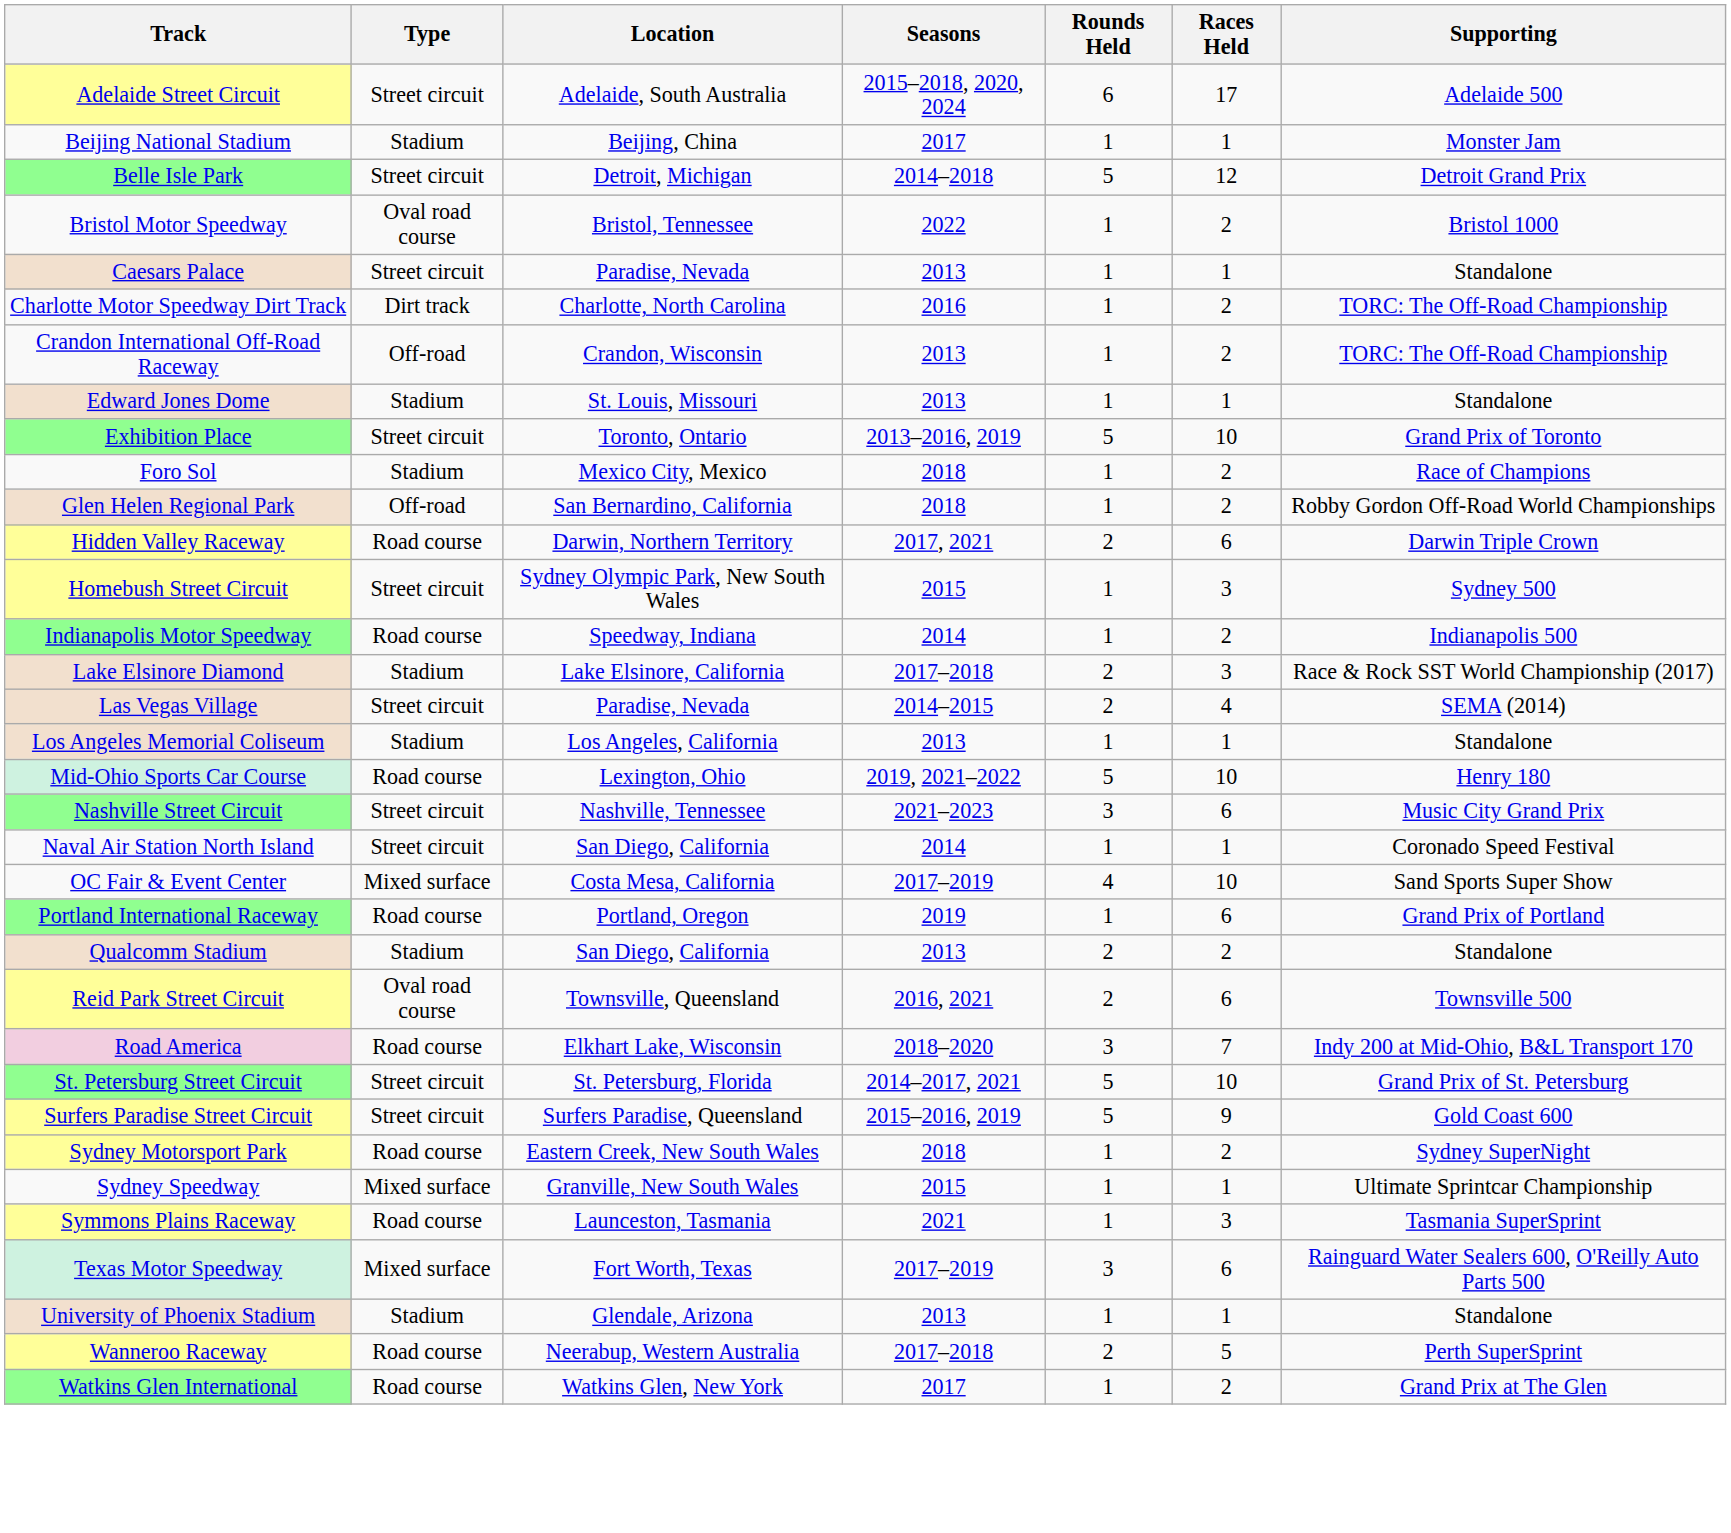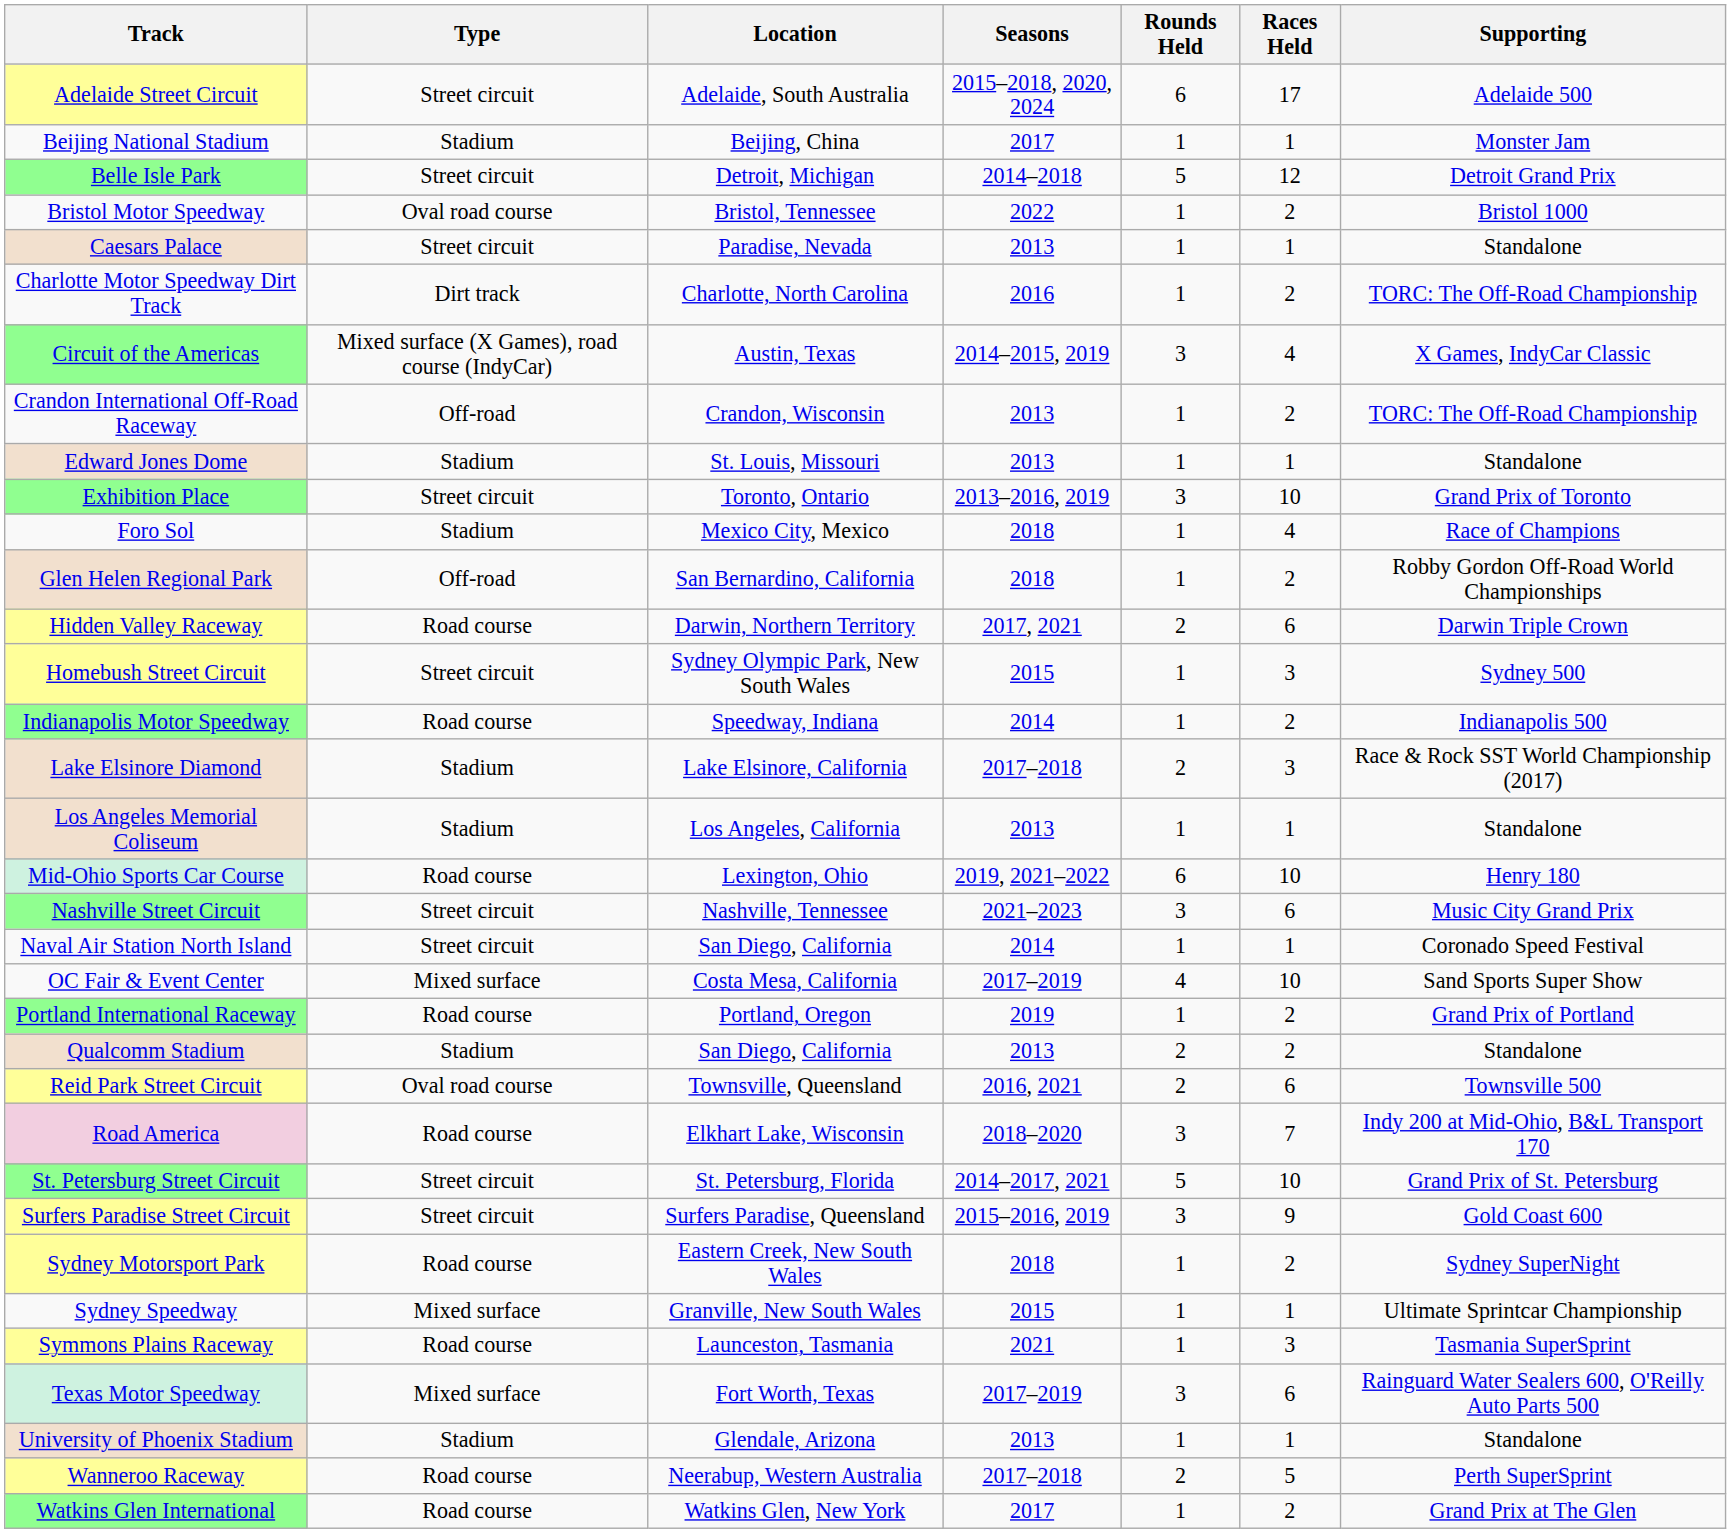+ row: (156, 354)
(1108, 436) 5 -> (1180, 496) 3
(1226, 471) 2 -> (1290, 531) 4
- row: (178, 706)
(1108, 776) 5 -> (1180, 875) 6
(1226, 916) 6 -> (1290, 1015) 2
(1108, 1116) 5 -> (1180, 1215) 3
